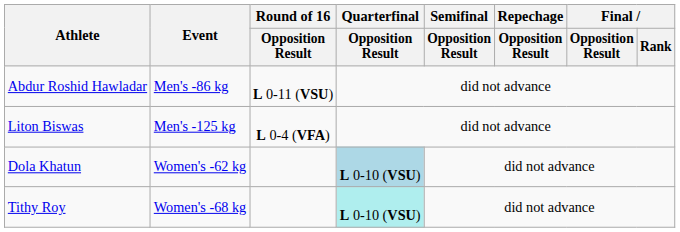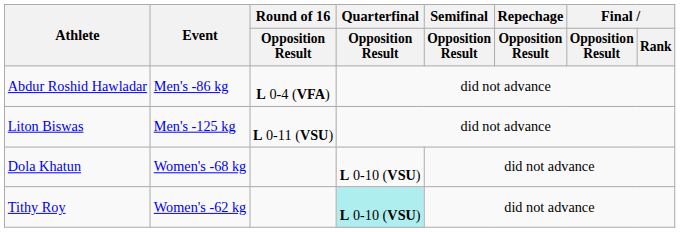(293, 95) L 0-11 (VSU) -> (293, 95) L 0-4 (VFA)
(293, 135) L 0-4 (VFA) -> (293, 135) L 0-11 (VSU)
(200, 167) Women's -62 kg -> (200, 167) Women's -68 kg
(380, 175) lightblue background -> (380, 175) no background
(200, 207) Women's -68 kg -> (200, 207) Women's -62 kg
